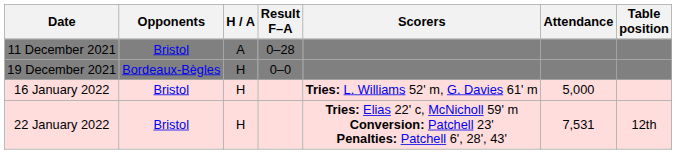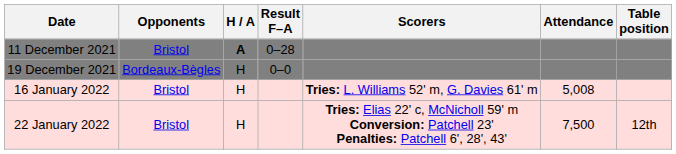(241, 49) normal -> (241, 49) bold
(578, 89) 5,000 -> (578, 89) 5,008
(578, 124) 7,531 -> (578, 124) 7,500
